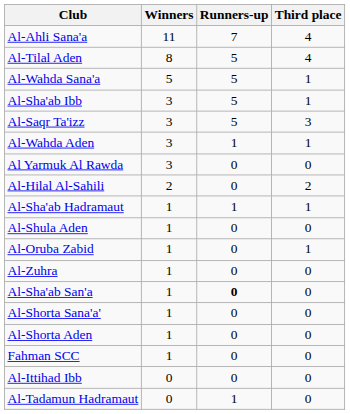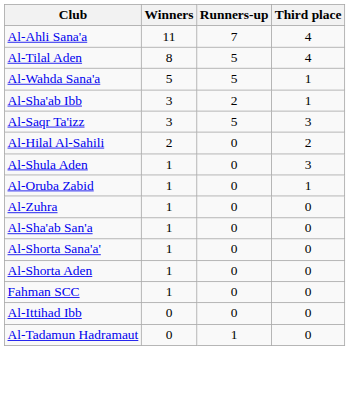(234, 100) 5 -> (234, 100) 2
- row: (51, 143)
- row: (65, 164)
- row: (66, 206)
(308, 228) 0 -> (308, 164) 3
(234, 292) bold -> (234, 228) normal
